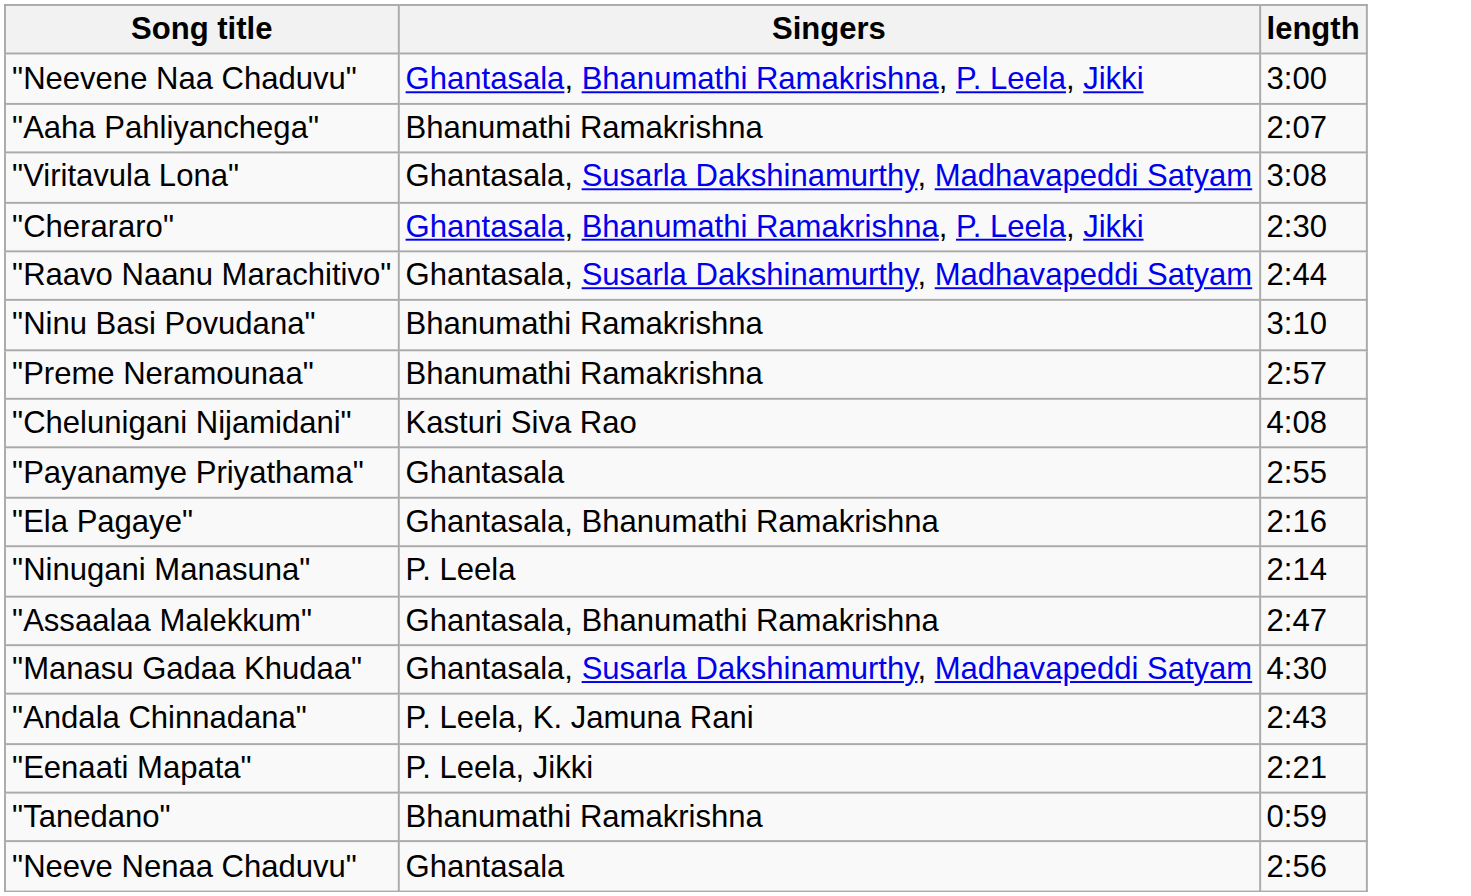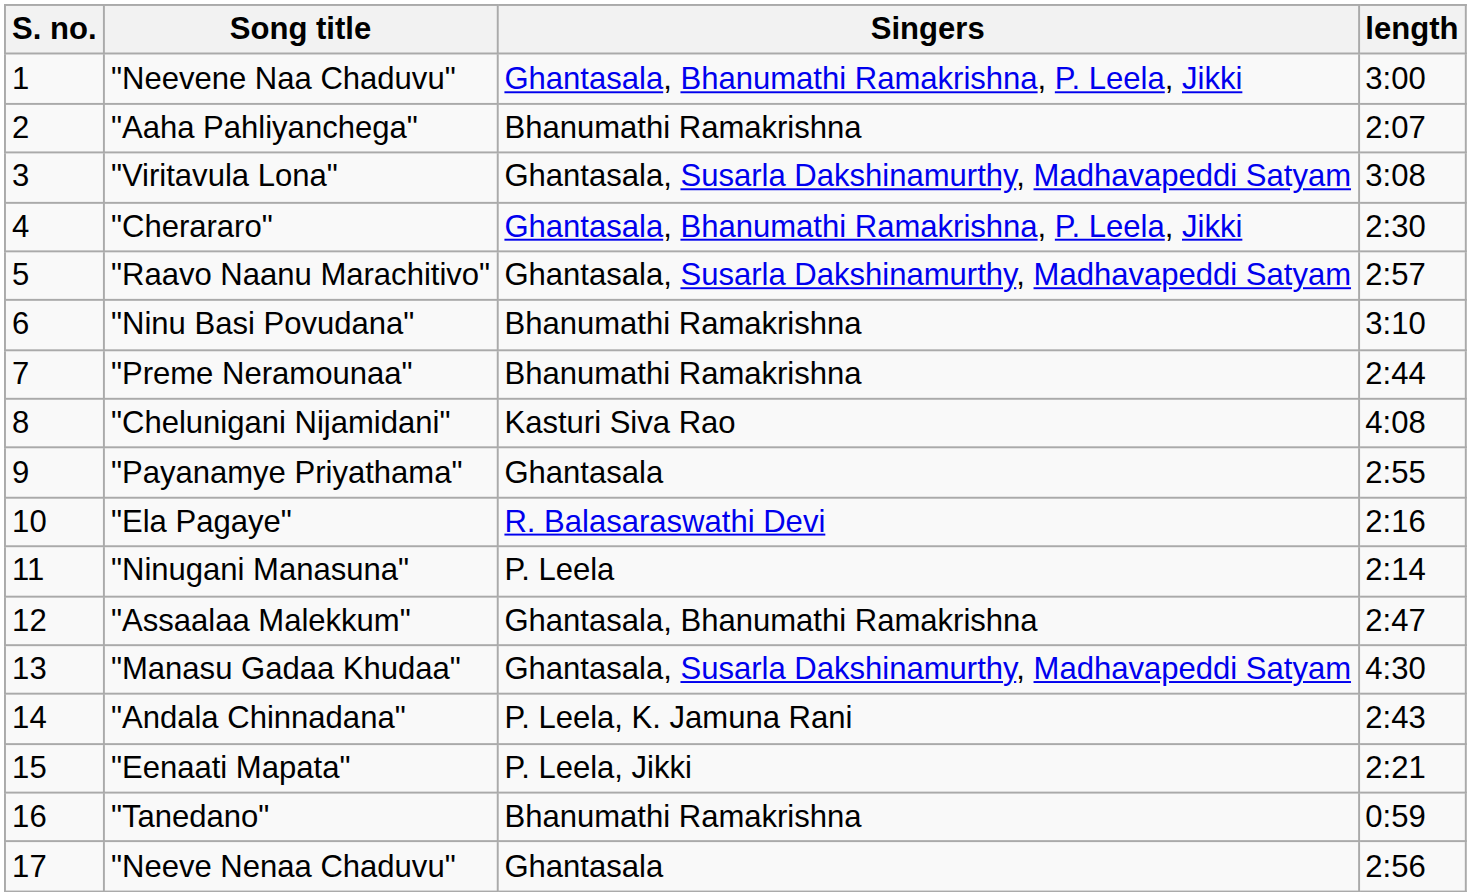+ column: (54, 29)
(1297, 275) 2:44 -> (1396, 275) 2:57
(1297, 373) 2:57 -> (1396, 373) 2:44
(672, 521) Ghantasala, Bhanumathi Ramakrishna -> (665, 521) R. Balasaraswathi Devi
